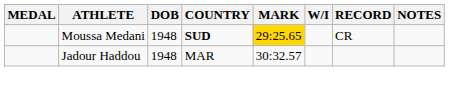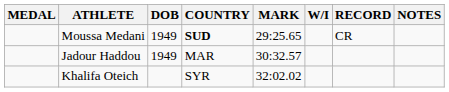(164, 35) 1948 -> (164, 35) 1949
(279, 35) gold background -> (279, 35) no background
(164, 55) 1948 -> (164, 55) 1949
+ row: (100, 76)
